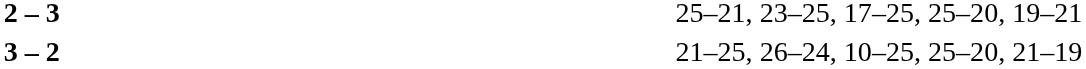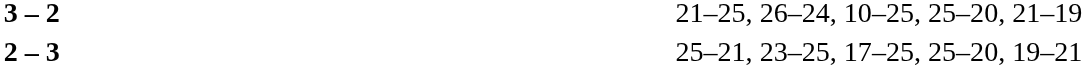rows swapped: (32, 51) <-> (32, 12)
